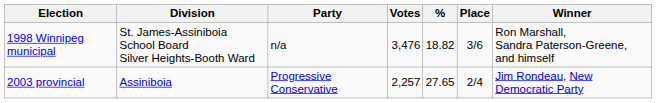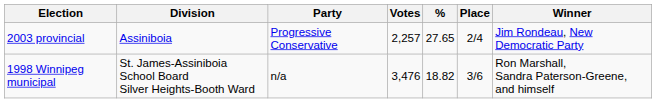rows swapped: (45, 44) <-> (46, 82)
